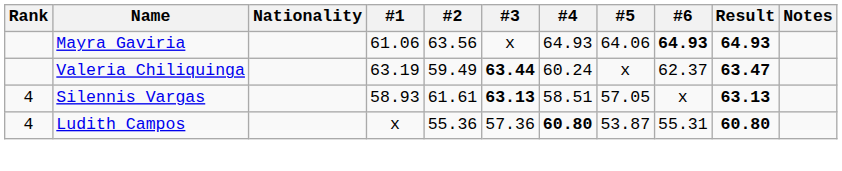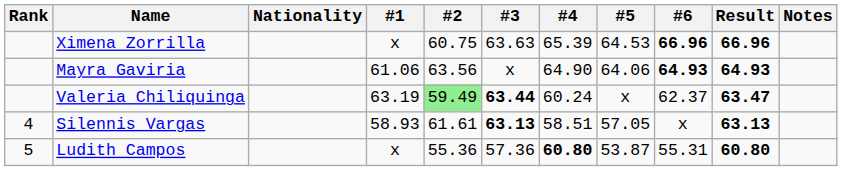+ row: (131, 45)
(568, 45) 64.93 -> (568, 72) 64.90
(452, 72) no background -> (452, 99) lightgreen background
(29, 125) 4 -> (29, 152) 5
